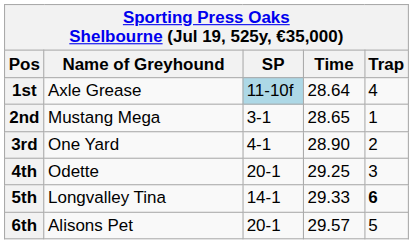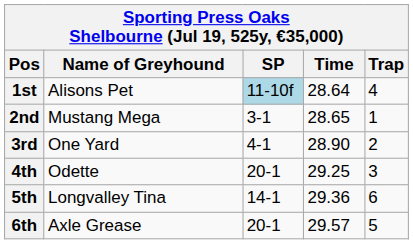(95, 90) Axle Grease -> (90, 90) Alisons Pet
(329, 198) 29.33 -> (329, 198) 29.36
(373, 198) bold -> (373, 198) normal
(90, 225) Alisons Pet -> (95, 225) Axle Grease
